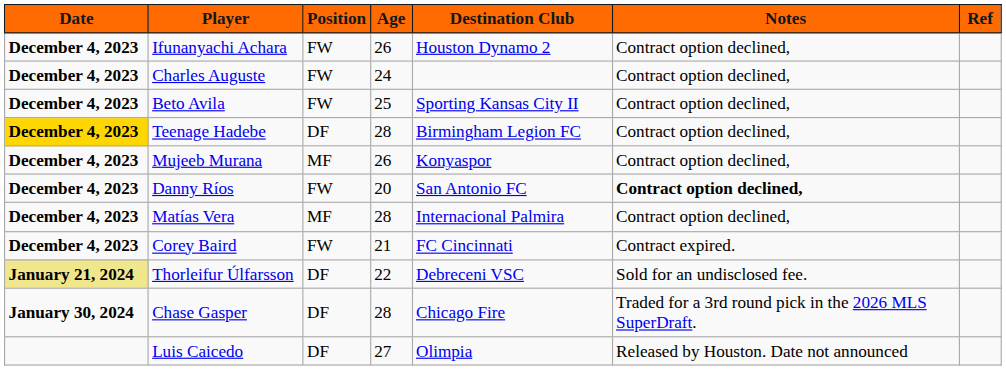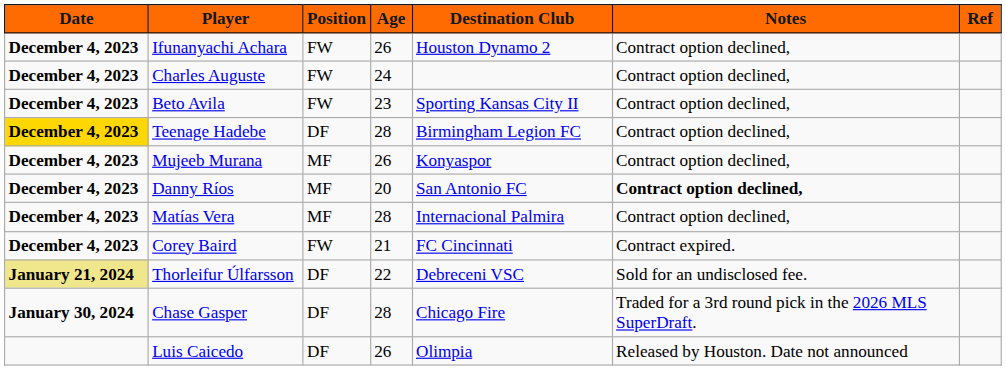(383, 103) 25 -> (383, 103) 23
(320, 188) FW -> (319, 188) MF
(383, 350) 27 -> (383, 350) 26
